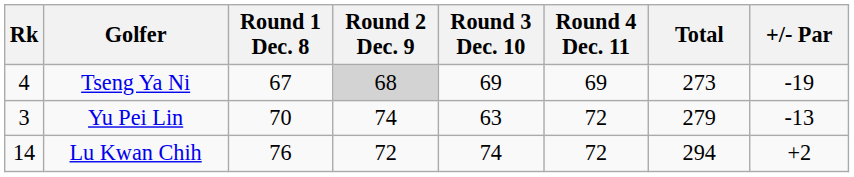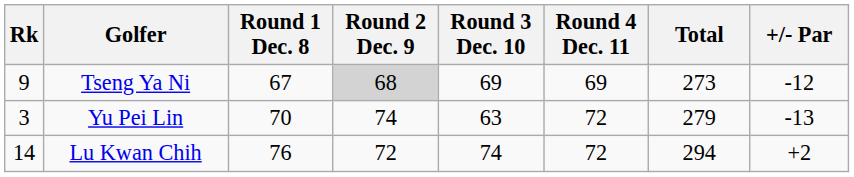(24, 82) 4 -> (24, 82) 9
(799, 82) -19 -> (799, 82) -12
